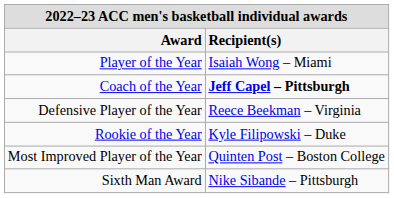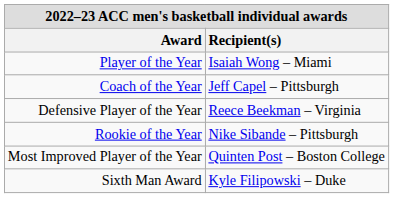(279, 87) bold -> (274, 87) normal
(277, 134) Kyle Filipowski – Duke -> (283, 134) Nike Sibande – Pittsburgh
(283, 181) Nike Sibande – Pittsburgh -> (277, 181) Kyle Filipowski – Duke
